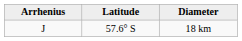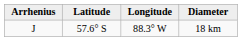+ column: (150, 12)
